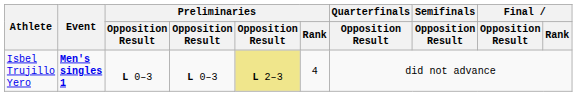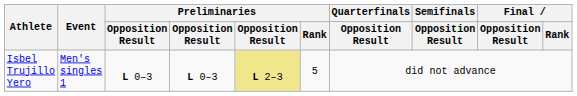(81, 70) bold -> (81, 70) normal
(315, 70) 4 -> (315, 70) 5
